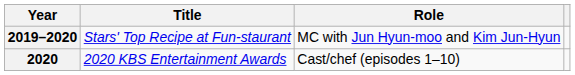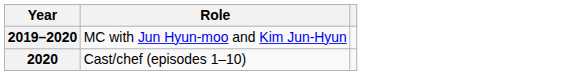- column: (187, 15)
